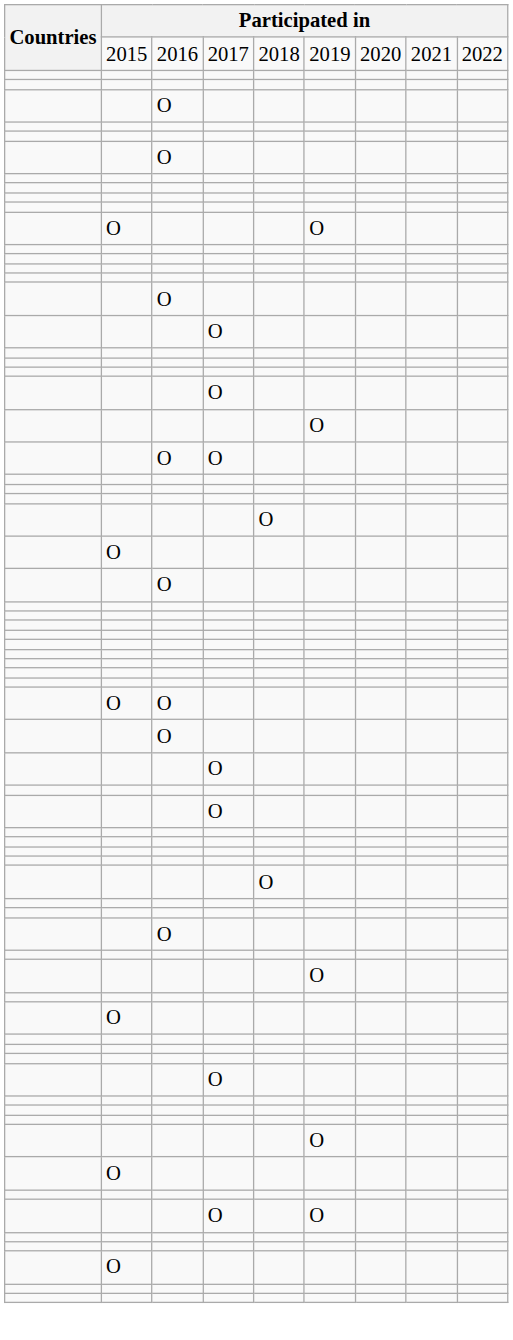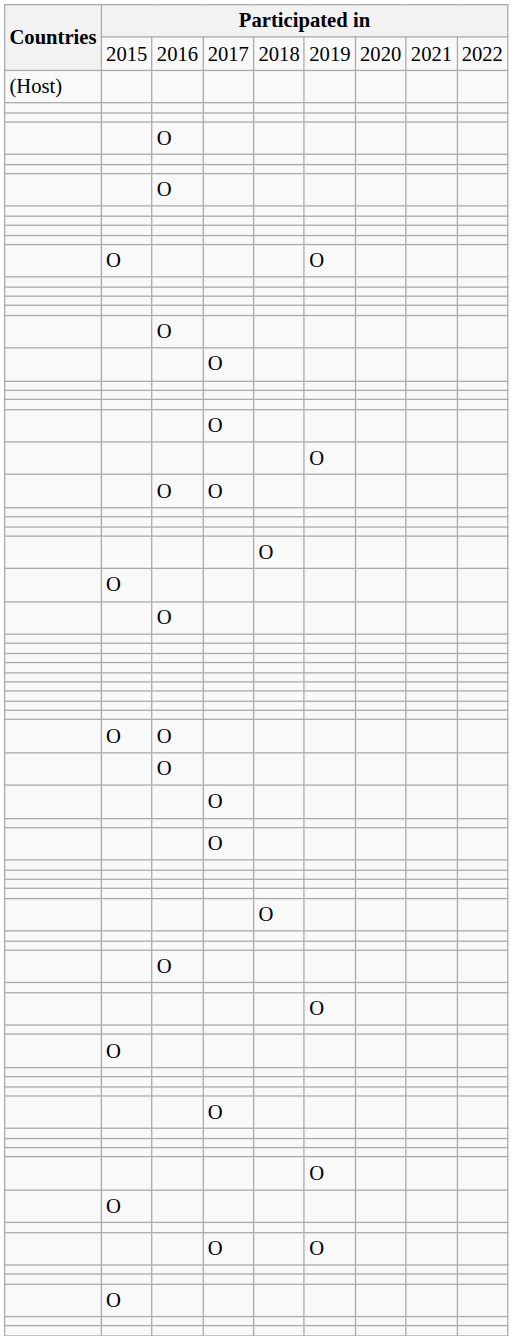+ row: (36, 86)
